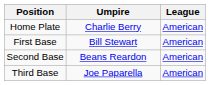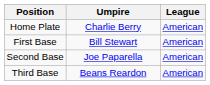(113, 57) Beans Reardon -> (113, 57) Joe Paparella
(113, 73) Joe Paparella -> (113, 73) Beans Reardon
